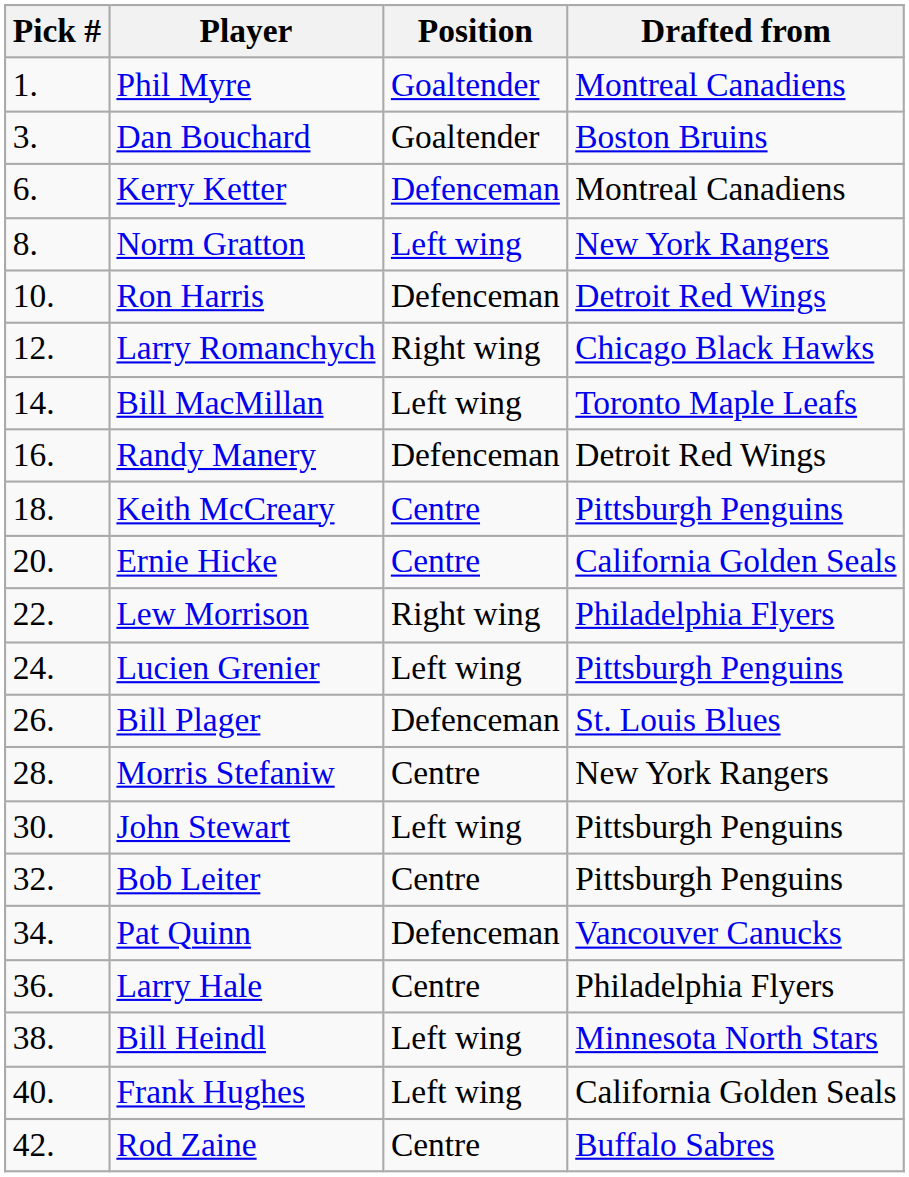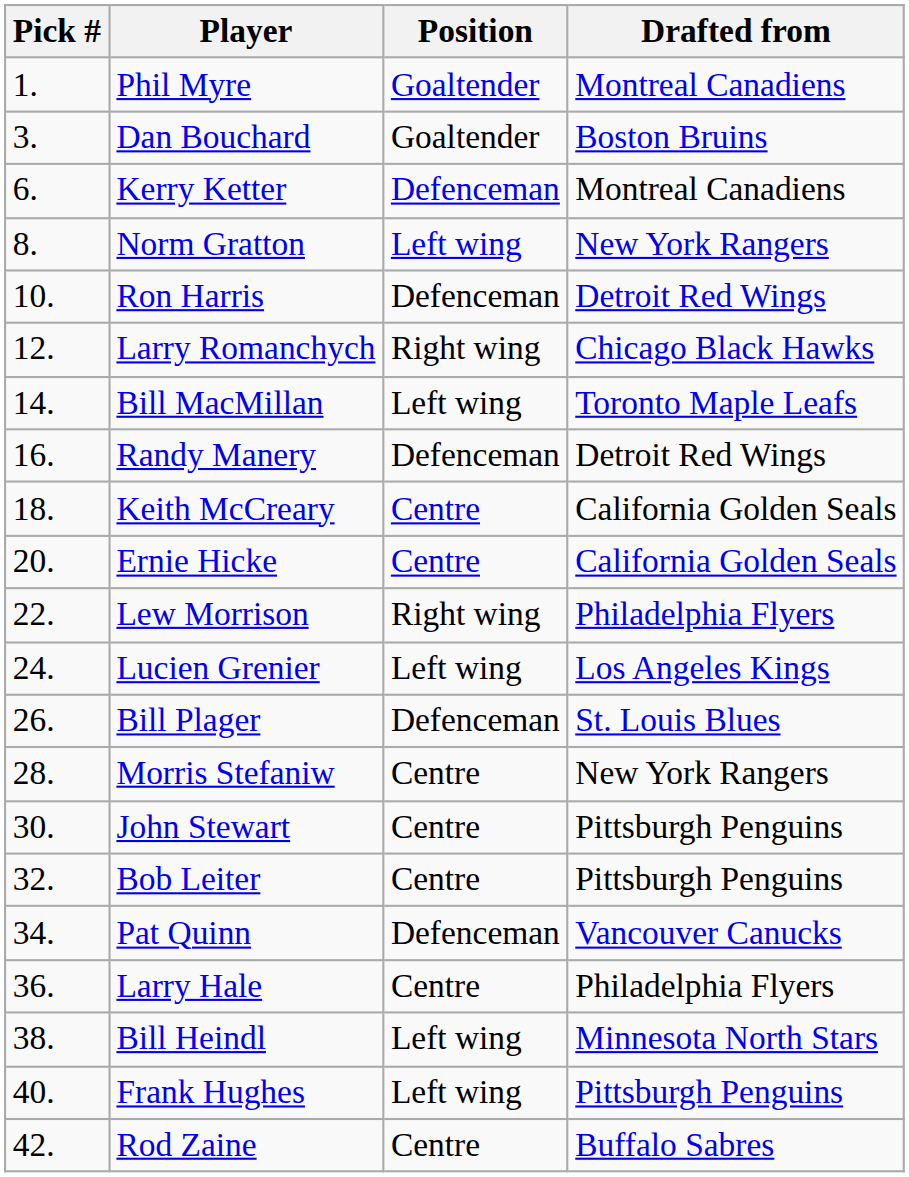(709, 508) Pittsburgh Penguins -> (736, 508) California Golden Seals
(709, 667) Pittsburgh Penguins -> (703, 667) Los Angeles Kings
(456, 826) Left wing -> (435, 826) Centre
(736, 1091) California Golden Seals -> (709, 1091) Pittsburgh Penguins
